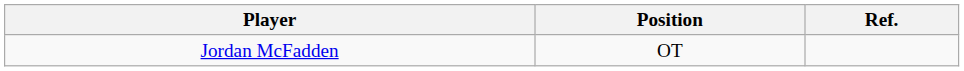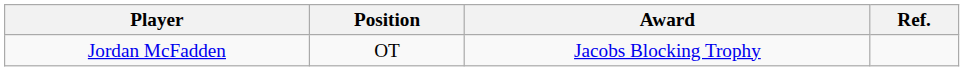+ column: (667, 19)
